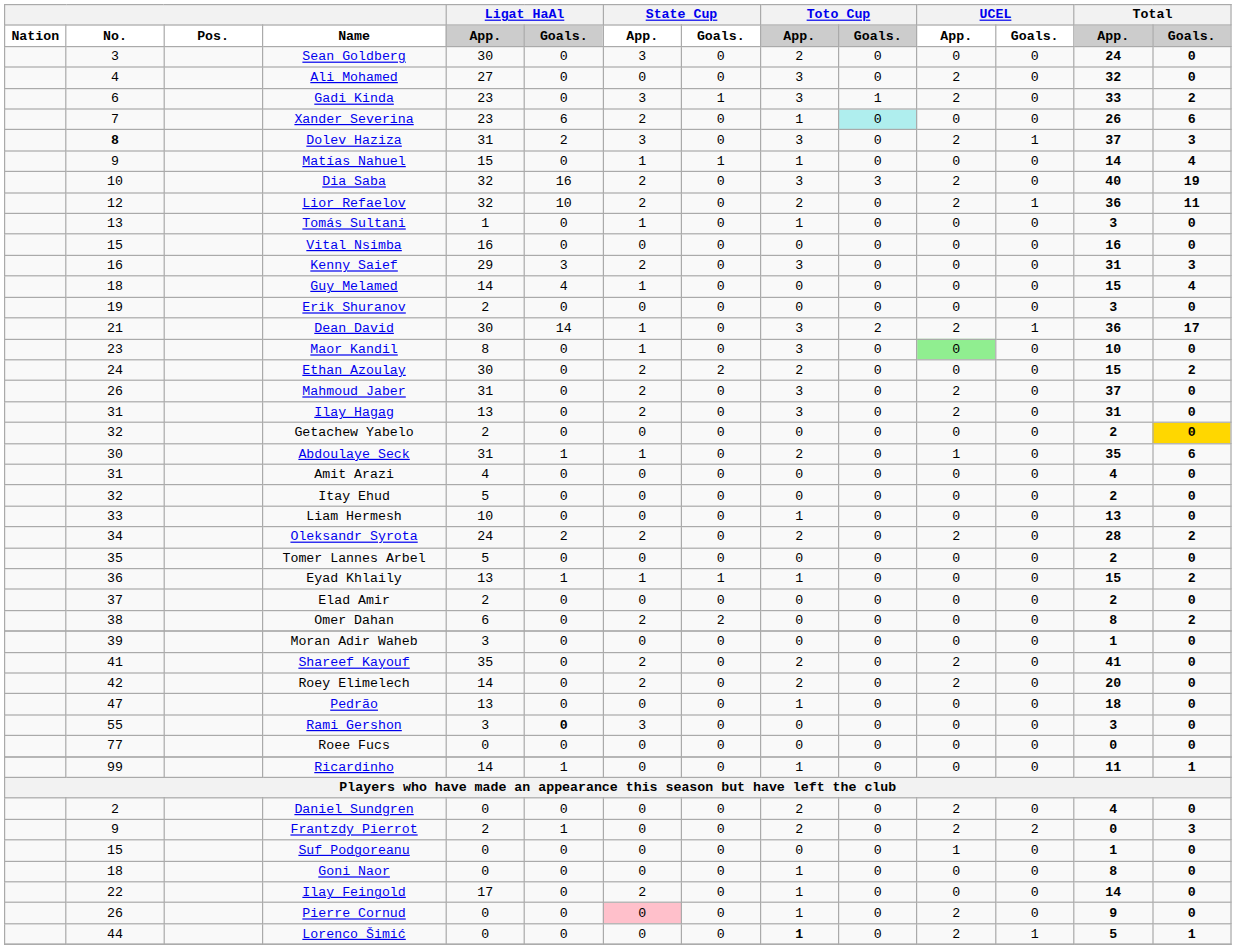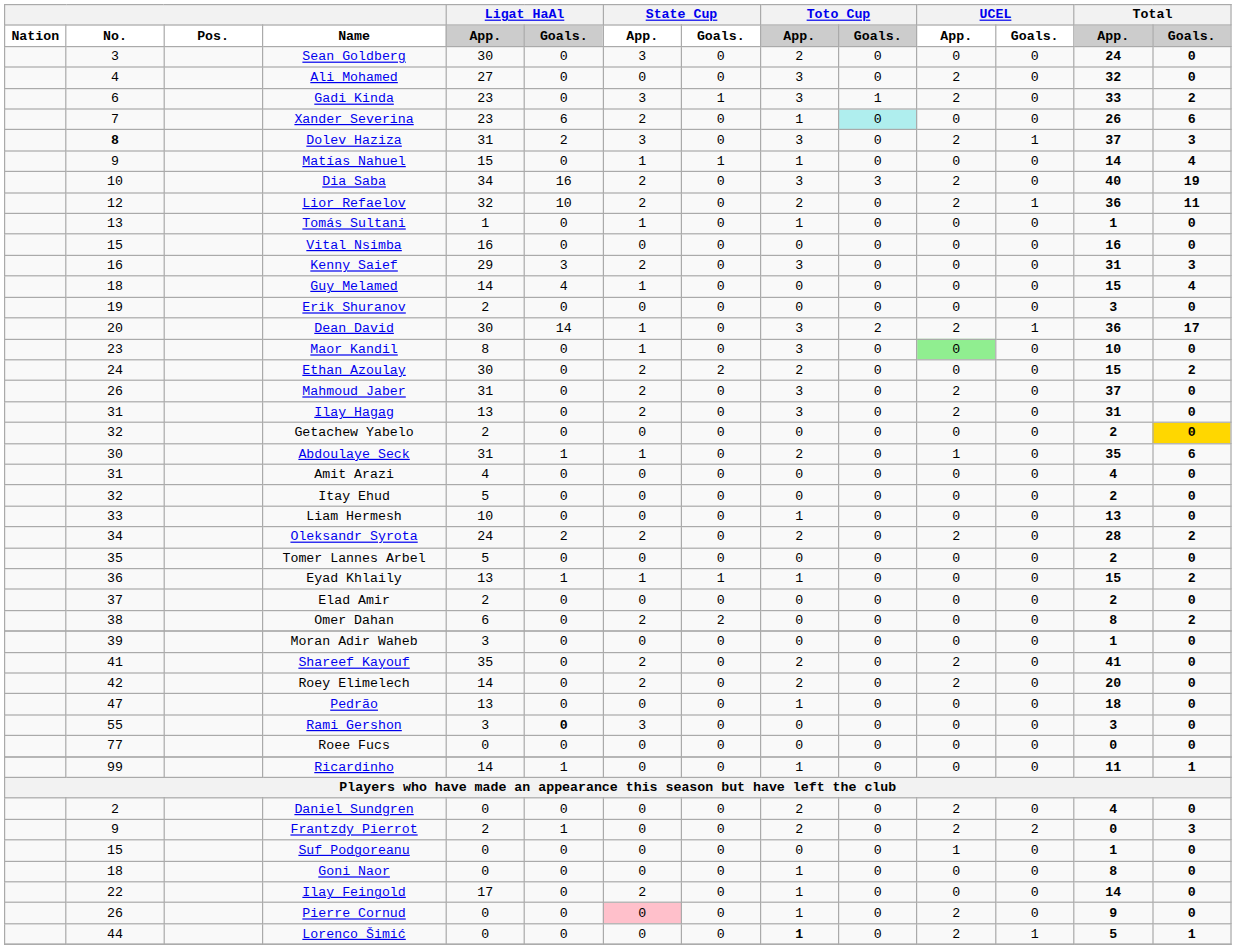(485, 182) 32 -> (485, 182) 34
(1113, 224) 3 -> (1113, 224) 1
(115, 328) 21 -> (115, 328) 20
